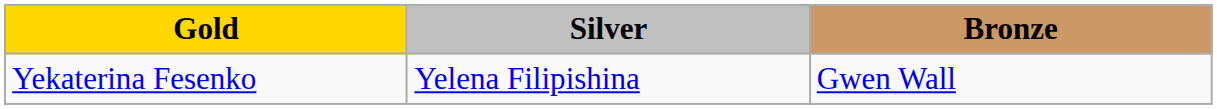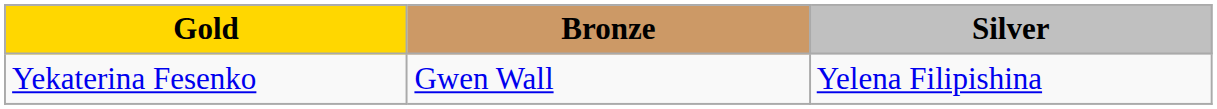columns swapped: (608, 29) <-> (1011, 29)
